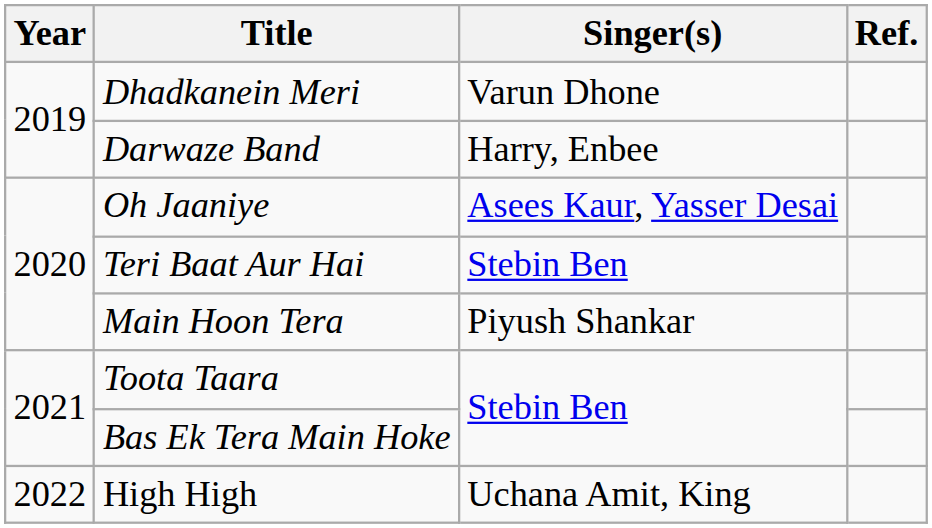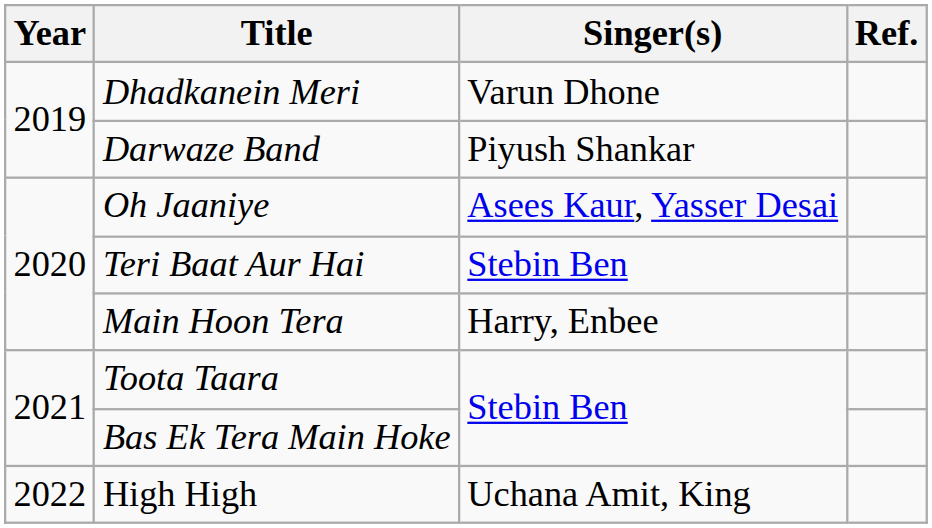(563, 148) Harry, Enbee -> (581, 148) Piyush Shankar
(581, 321) Piyush Shankar -> (563, 321) Harry, Enbee
